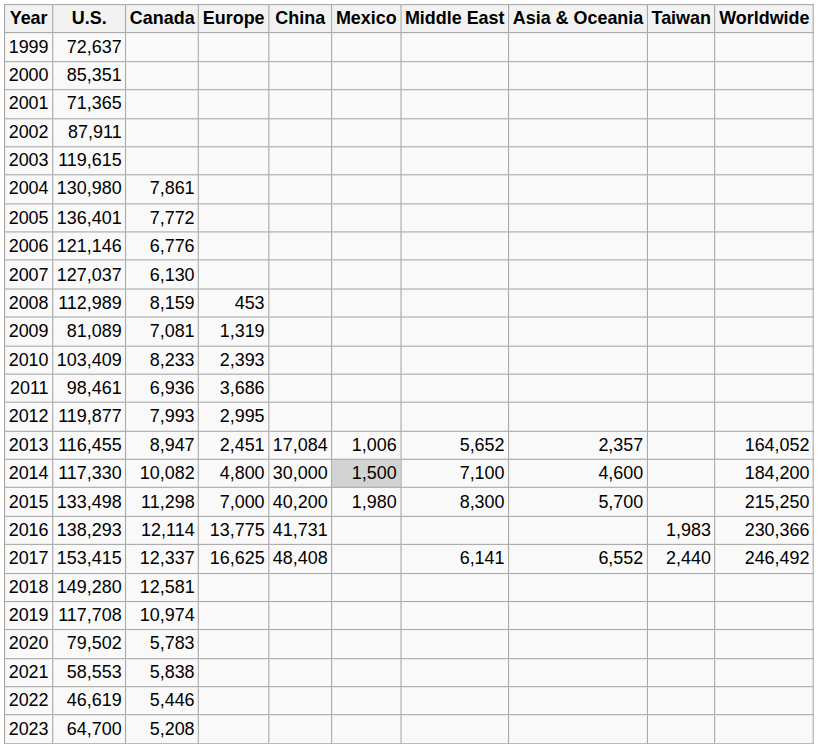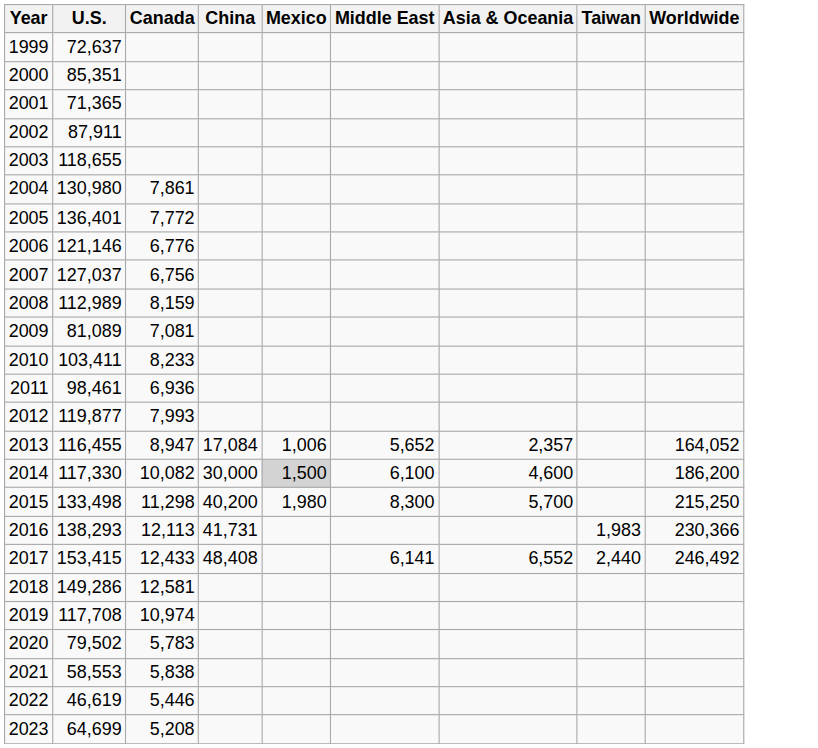- column: (234, 18)
(90, 160) 119,615 -> (90, 160) 118,655
(172, 274) 6,130 -> (172, 274) 6,756
(89, 359) 103,409 -> (90, 359) 103,411
(482, 473) 7,100 -> (412, 473) 6,100
(777, 473) 184,200 -> (707, 473) 186,200
(168, 530) 12,114 -> (168, 530) 12,113
(167, 558) 12,337 -> (167, 558) 12,433
(89, 587) 149,280 -> (89, 587) 149,286
(94, 729) 64,700 -> (94, 729) 64,699
